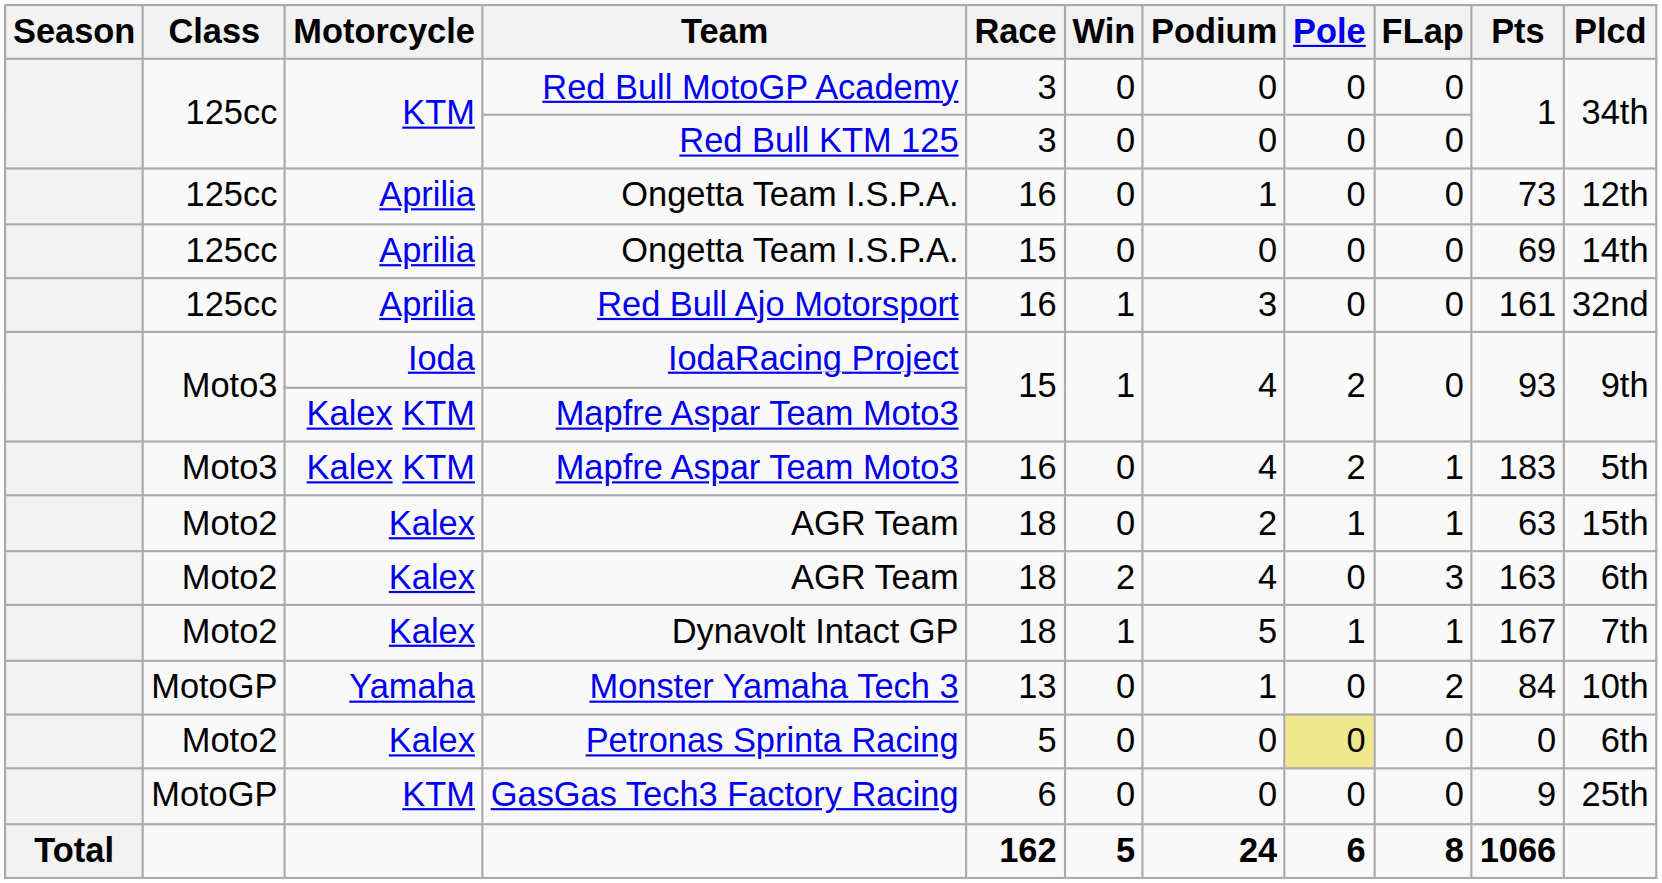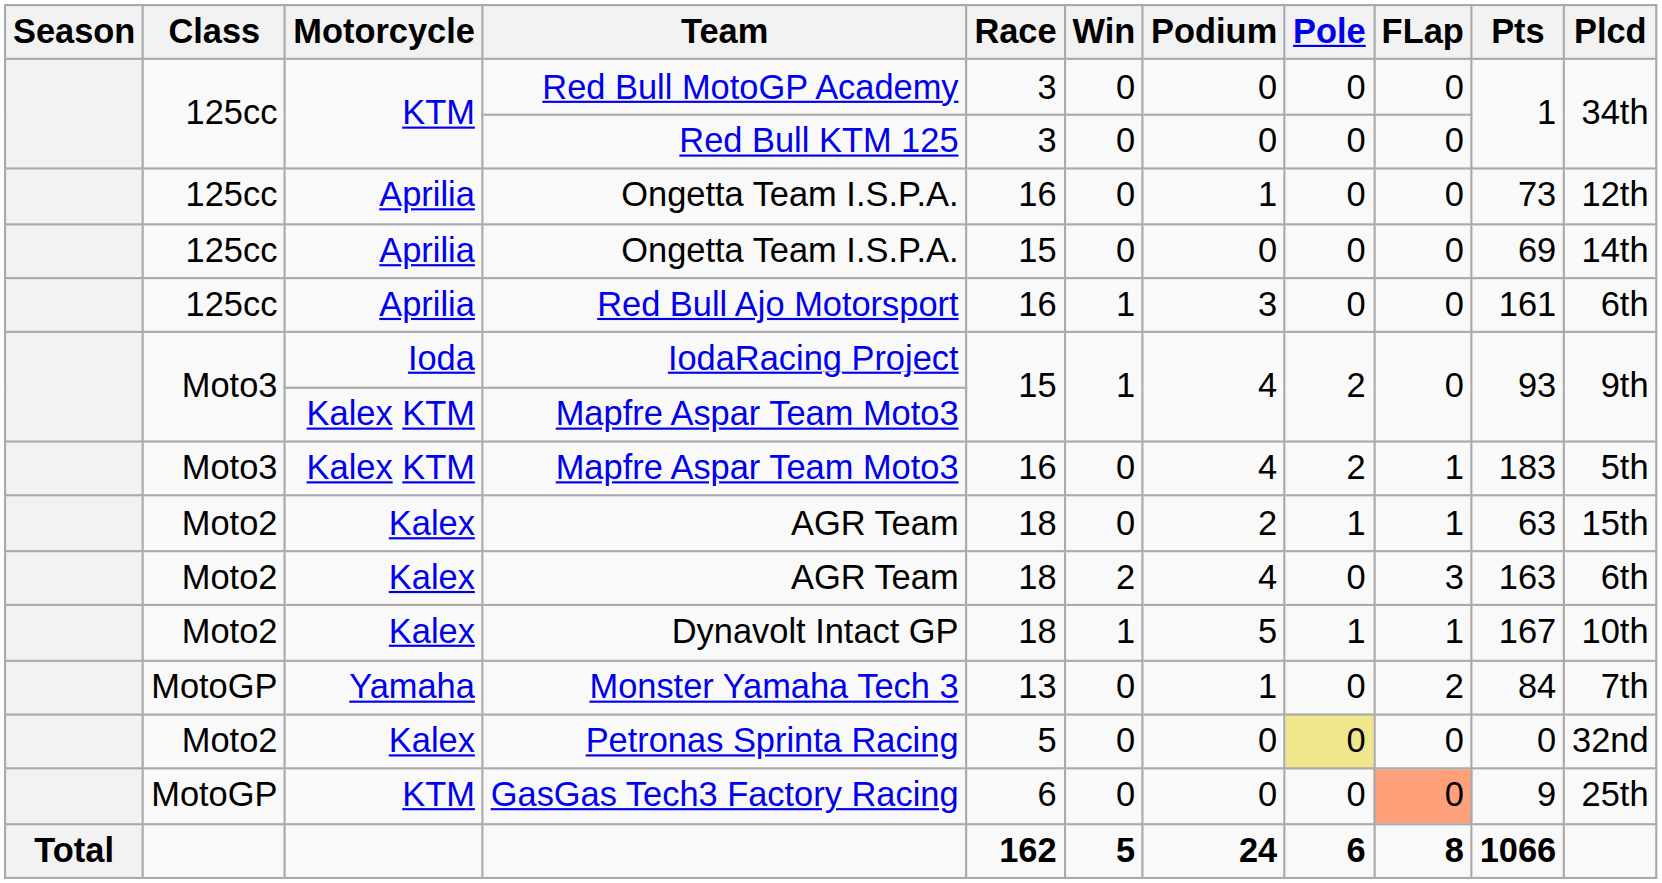(1610, 304) 32nd -> (1625, 304) 6th
(1625, 631) 7th -> (1615, 631) 10th
(1615, 686) 10th -> (1625, 686) 7th
(1625, 741) 6th -> (1610, 741) 32nd
(1454, 795) no background -> (1454, 795) lightsalmon background
